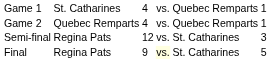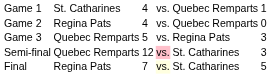(96, 23) Quebec Remparts -> (82, 23) Regina Pats
(264, 23) 1 -> (264, 23) 0
+ row: (23, 38)
(82, 38) Regina Pats -> (96, 52) Quebec Remparts
(163, 38) no background -> (163, 52) pink background
(145, 52) 9 -> (145, 67) 7
